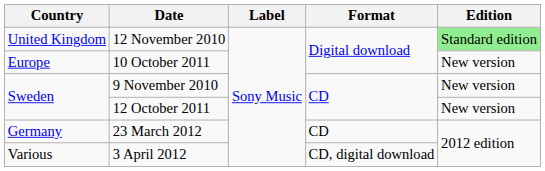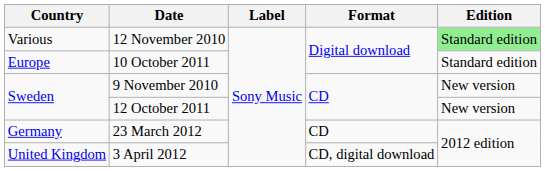(57, 39) United Kingdom -> (30, 39) Various
(478, 62) New version -> (489, 62) Standard edition
(30, 154) Various -> (57, 154) United Kingdom
